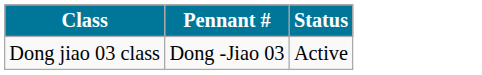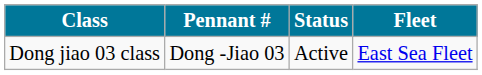+ column: (415, 20)
